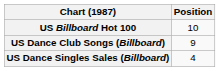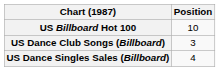(193, 43) 9 -> (193, 43) 3
